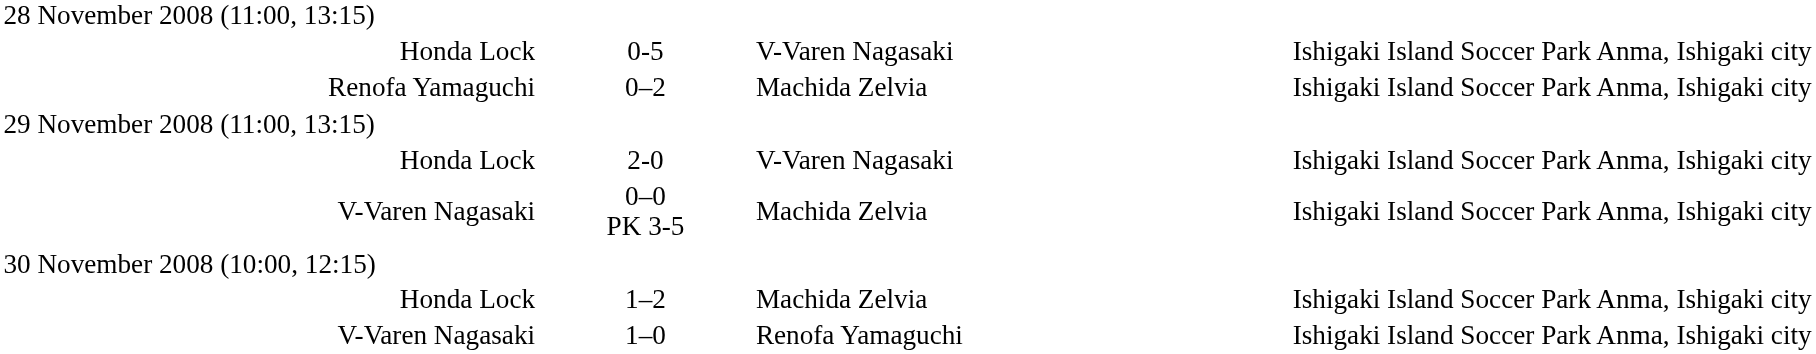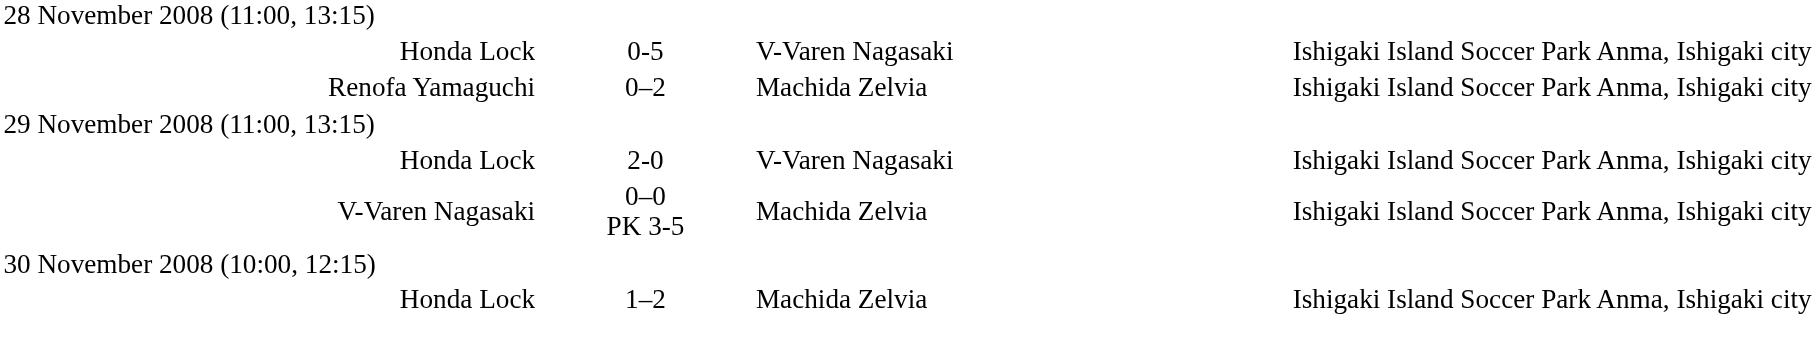- row: (436, 335)
